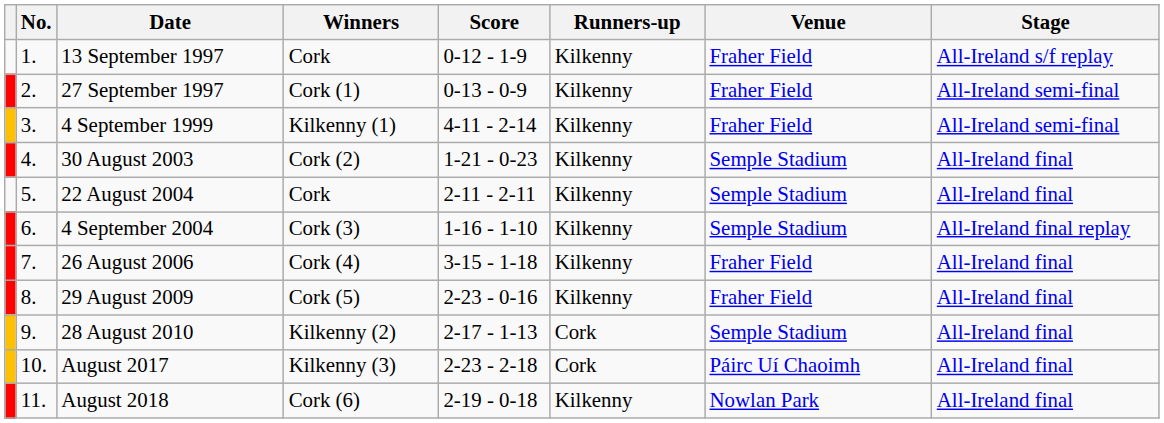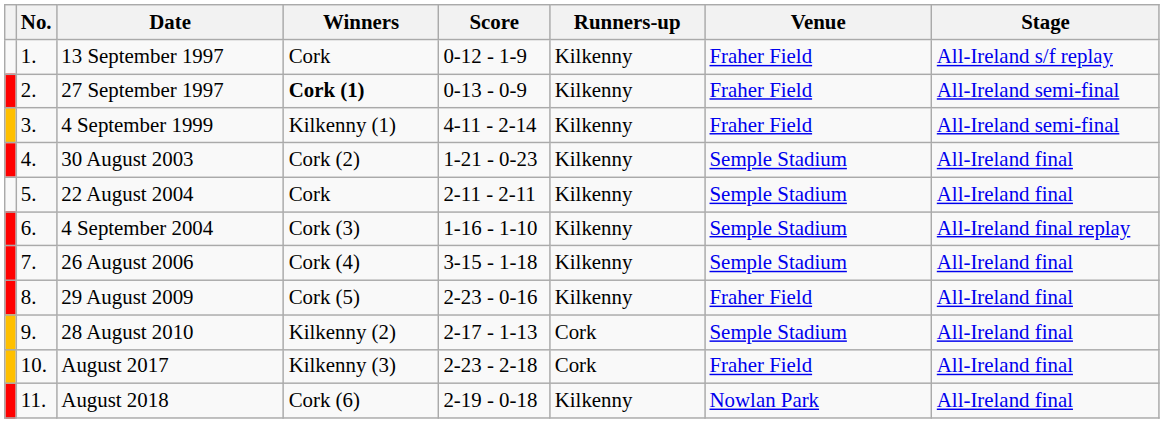(324, 90) normal -> (327, 90) bold
(761, 263) Fraher Field -> (778, 263) Semple Stadium
(785, 366) Páirc Uí Chaoimh -> (761, 366) Fraher Field
